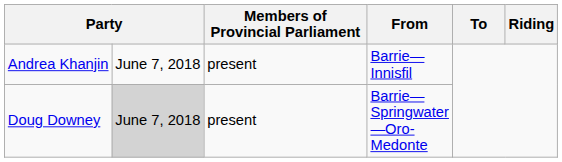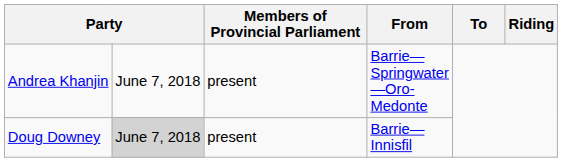(397, 64) Barrie—Innisfil -> (410, 80) Barrie—Springwater—Oro-Medonte
(410, 120) Barrie—Springwater—Oro-Medonte -> (397, 137) Barrie—Innisfil
